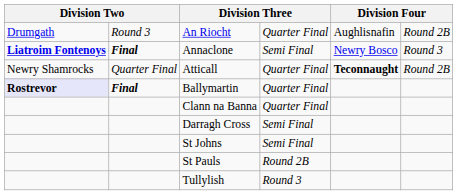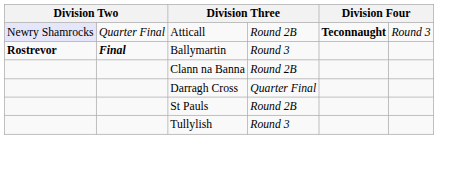- row: (207, 32)
- row: (208, 50)
(50, 69) no background -> (50, 32) lavender background
(295, 69) Quarter Final -> (273, 32) Round 2B
(427, 69) Round 2B -> (411, 32) Round 3
(32, 87) lavender background -> (32, 50) no background
(295, 87) Quarter Final -> (270, 50) Round 3
(295, 106) Quarter Final -> (273, 69) Round 2B
(288, 124) Semi Final -> (283, 87) Quarter Final
- row: (202, 143)
